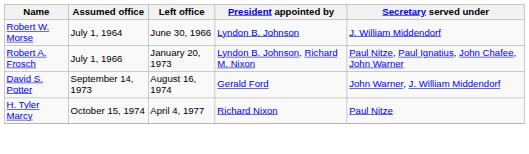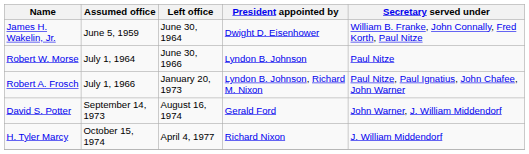+ row: (31, 32)
(395, 32) J. William Middendorf -> (372, 58) Paul Nitze
(371, 110) Paul Nitze -> (396, 136) J. William Middendorf
